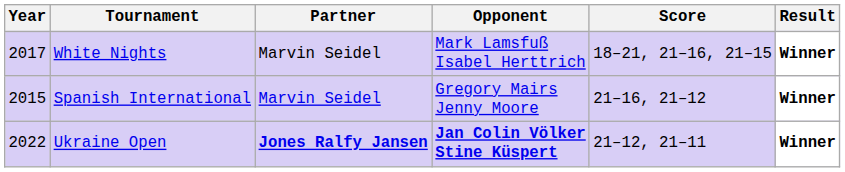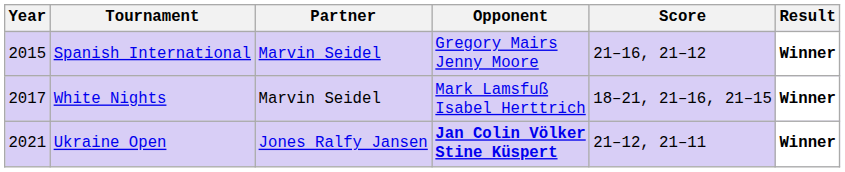rows swapped: (152, 98) <-> (110, 53)
(27, 143) 2022 -> (27, 143) 2021
(343, 143) bold -> (343, 143) normal
